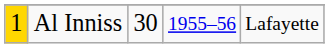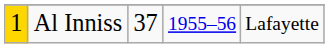(146, 23) 30 -> (146, 23) 37
